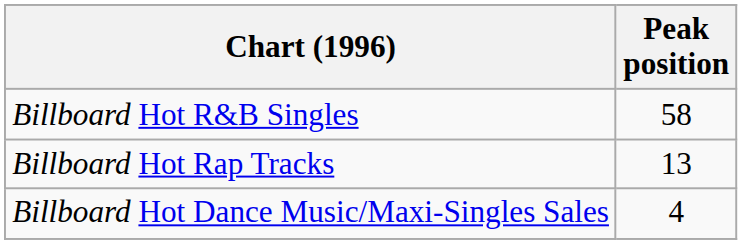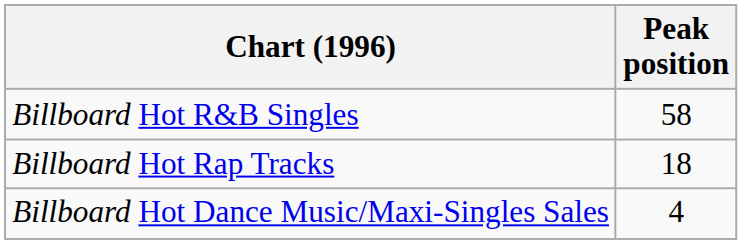(676, 163) 13 -> (676, 163) 18
